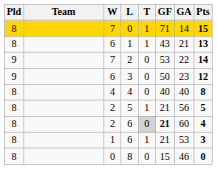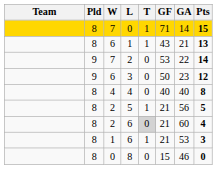columns swapped: (64, 12) <-> (14, 12)
(165, 124) bold -> (165, 124) normal
